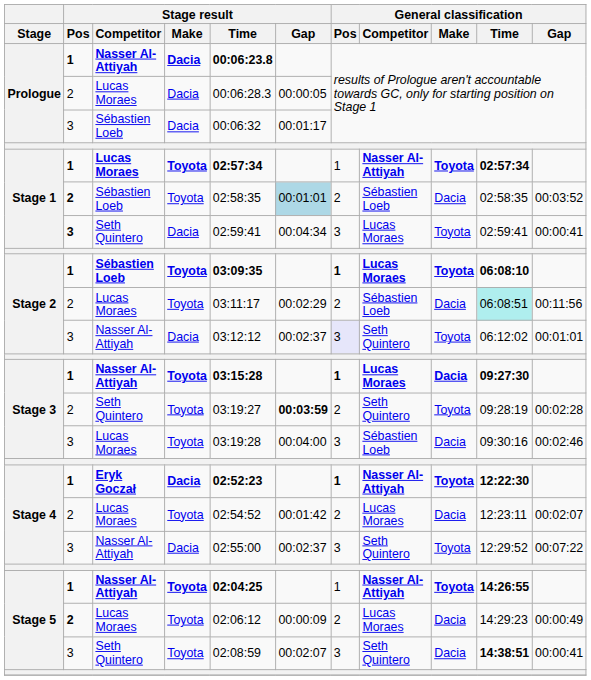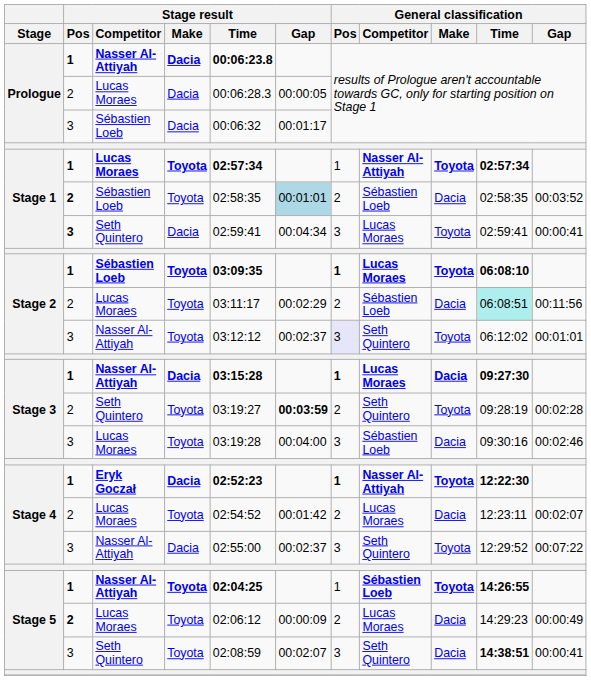(183, 337) Dacia -> (185, 337) Toyota
(187, 376) Toyota -> (184, 376) Dacia
(393, 586) Nasser Al-Attiyah -> (392, 586) Sébastien Loeb
